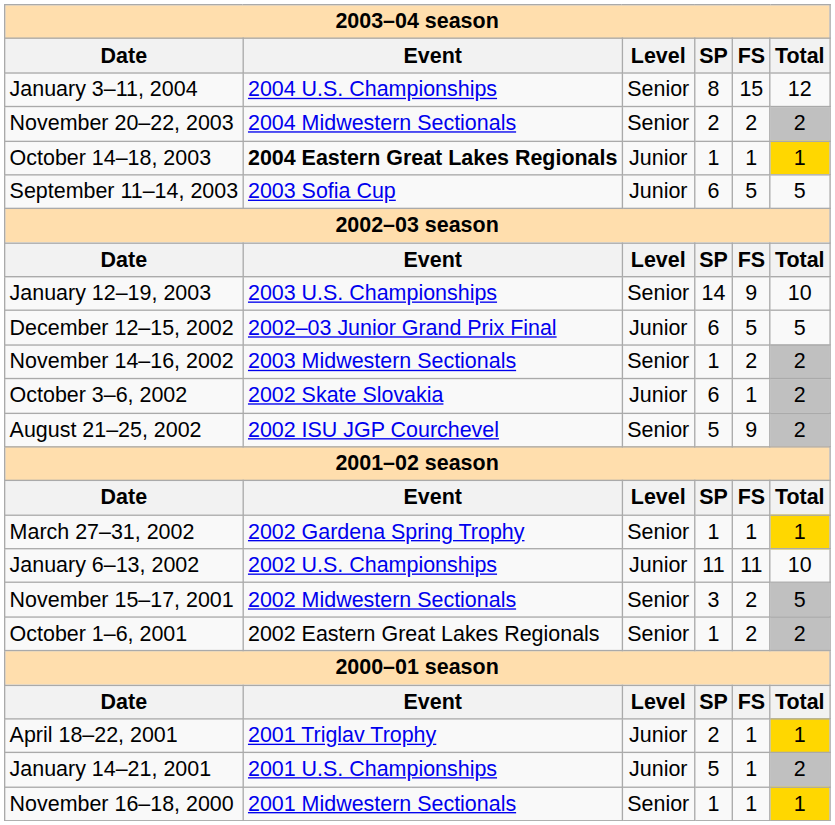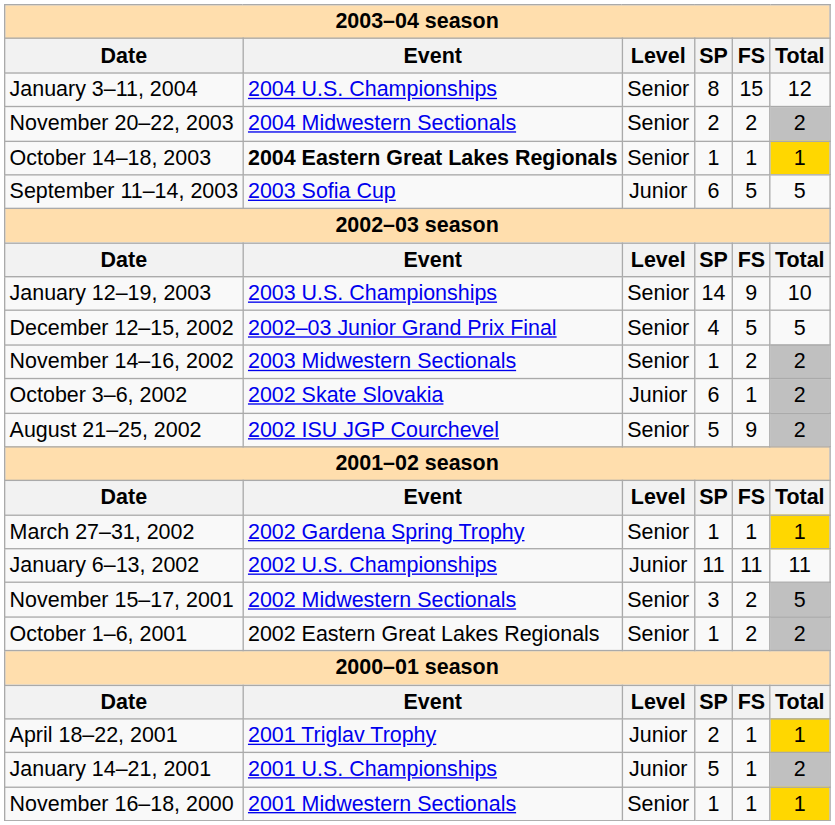(658, 157) Junior -> (658, 157) Senior
(658, 327) Junior -> (658, 327) Senior
(713, 327) 6 -> (713, 327) 4
(800, 565) 10 -> (800, 565) 11
